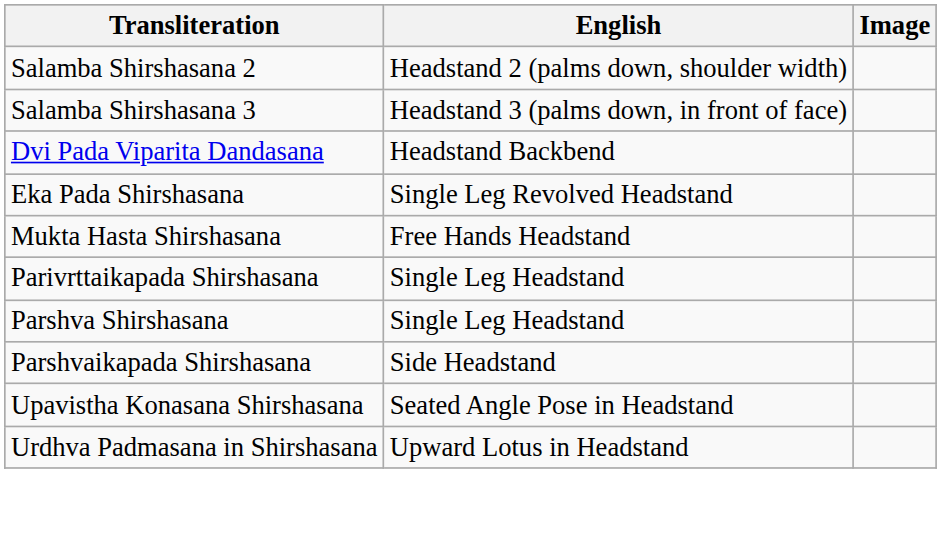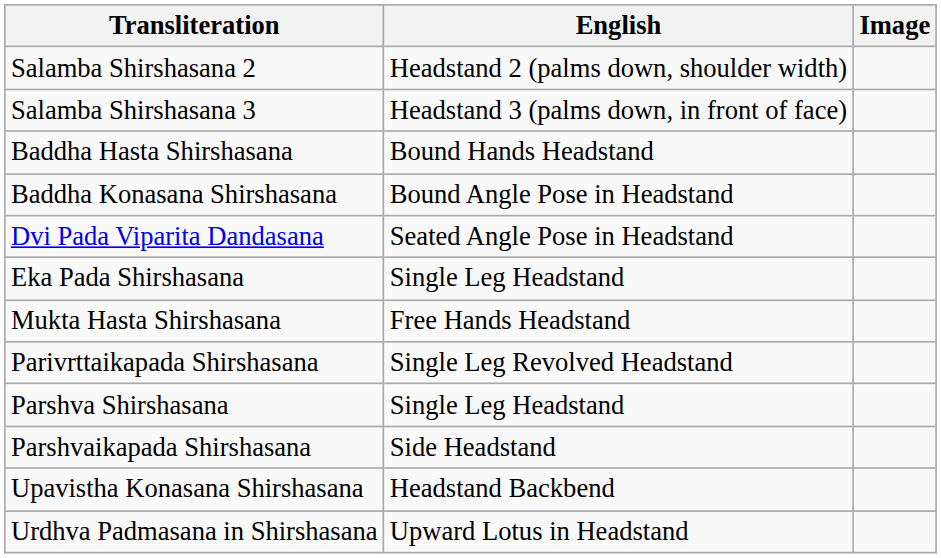+ row: (152, 151)
+ row: (174, 194)
(502, 151) Headstand Backbend -> (562, 236) Seated Angle Pose in Headstand
(561, 194) Single Leg Revolved Headstand -> (507, 278) Single Leg Headstand
(507, 278) Single Leg Headstand -> (561, 362) Single Leg Revolved Headstand
(562, 404) Seated Angle Pose in Headstand -> (502, 488) Headstand Backbend
